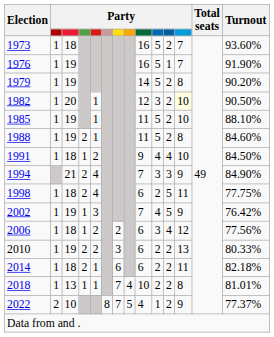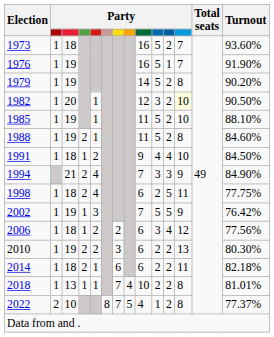(158, 212) 4 -> (158, 212) 5
(243, 249) 80.33% -> (243, 249) 80.30%
(180, 304) 9 -> (180, 304) 8
